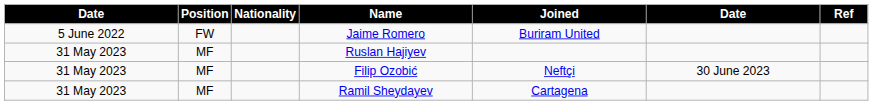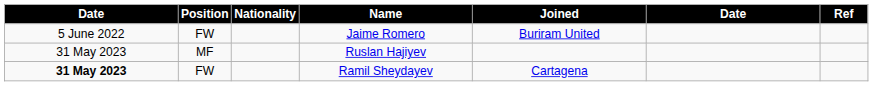- row: (386, 72)
(91, 91) normal -> (91, 72) bold
(205, 91) MF -> (205, 72) FW
